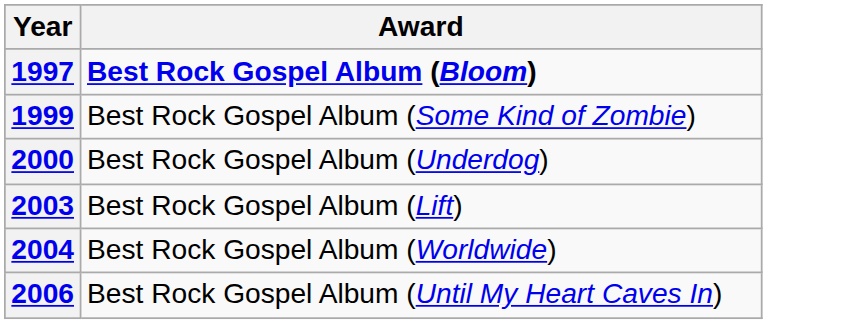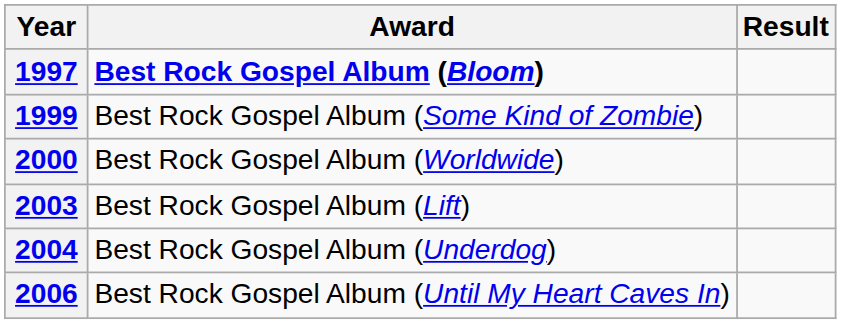+ column: (786, 26)
(318, 160) Best Rock Gospel Album (Underdog) -> (329, 160) Best Rock Gospel Album (Worldwide)
(322, 250) Best Rock Gospel Album (Worldwide) -> (325, 250) Best Rock Gospel Album (Underdog)
